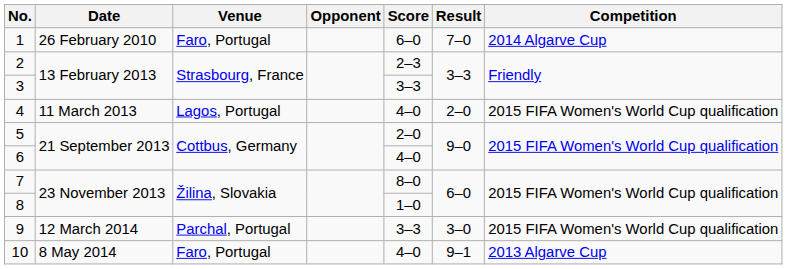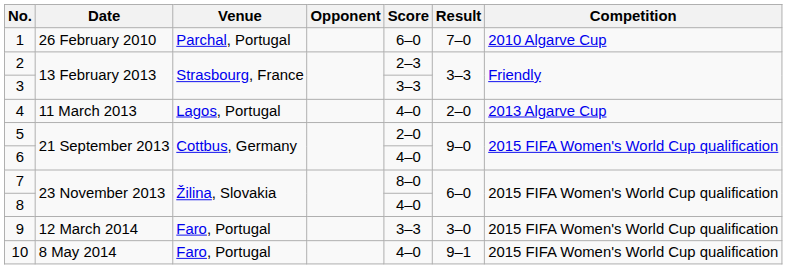(223, 39) Faro, Portugal -> (233, 39) Parchal, Portugal
(547, 39) 2014 Algarve Cup -> (547, 39) 2010 Algarve Cup
(633, 110) 2015 FIFA Women's World Cup qualification -> (547, 110) 2013 Algarve Cup
(408, 205) 1–0 -> (408, 205) 4–0
(233, 228) Parchal, Portugal -> (223, 228) Faro, Portugal
(547, 252) 2013 Algarve Cup -> (633, 252) 2015 FIFA Women's World Cup qualification
